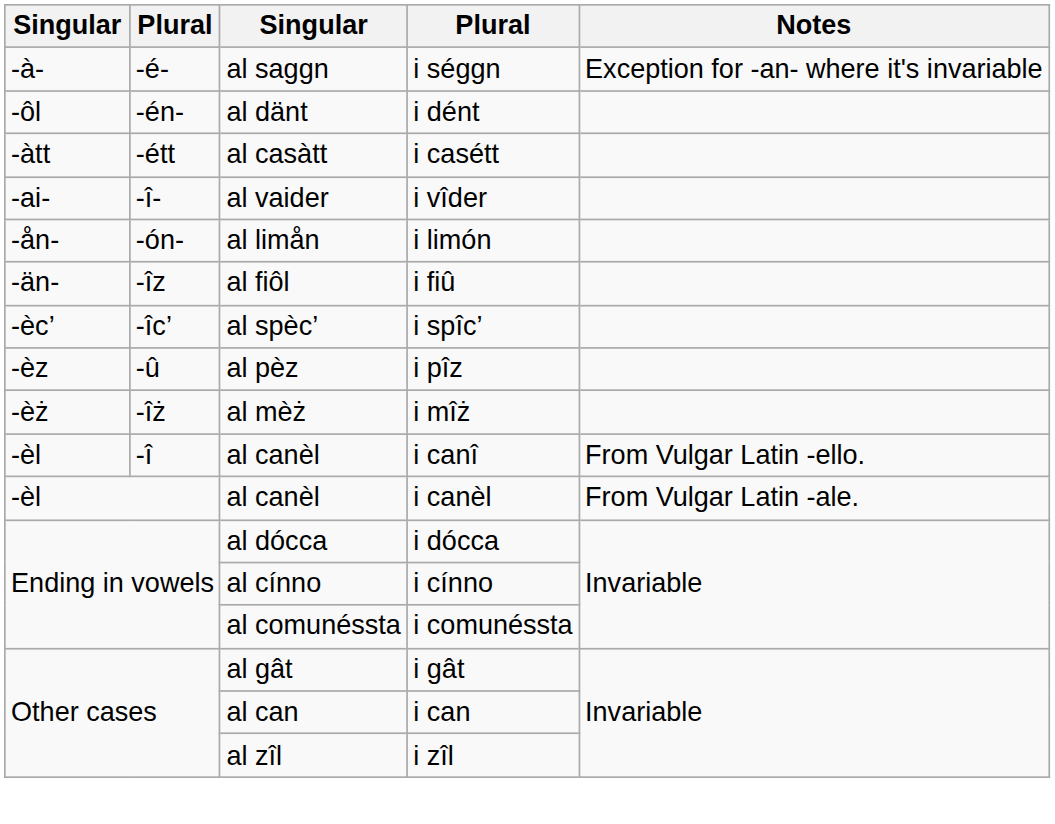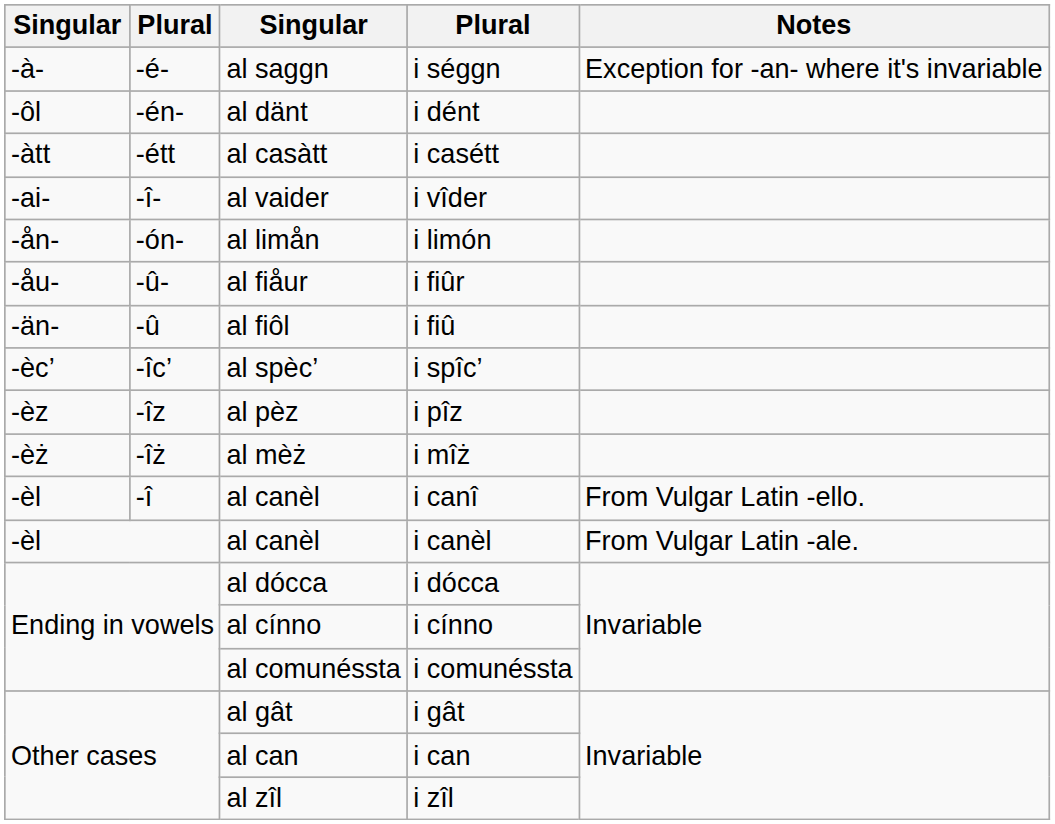+ row: (439, 283)
(151, 283) -îz -> (148, 326) -û
(148, 369) -û -> (151, 411) -îz
